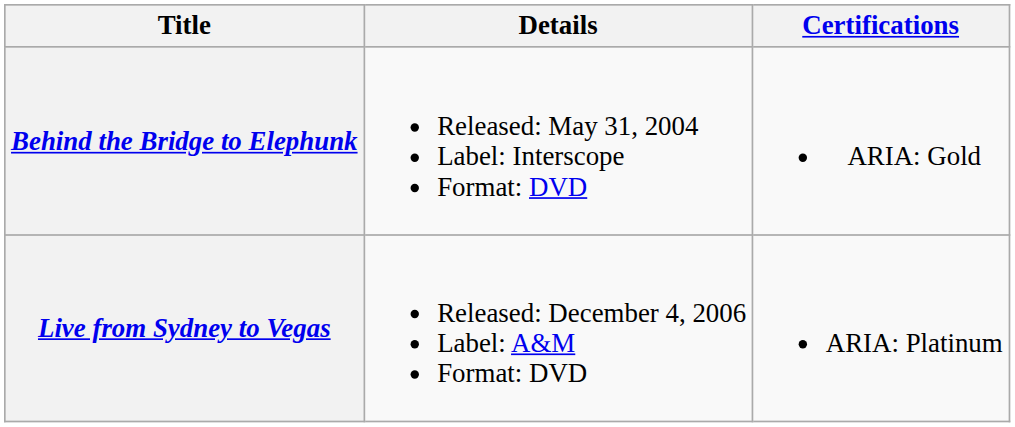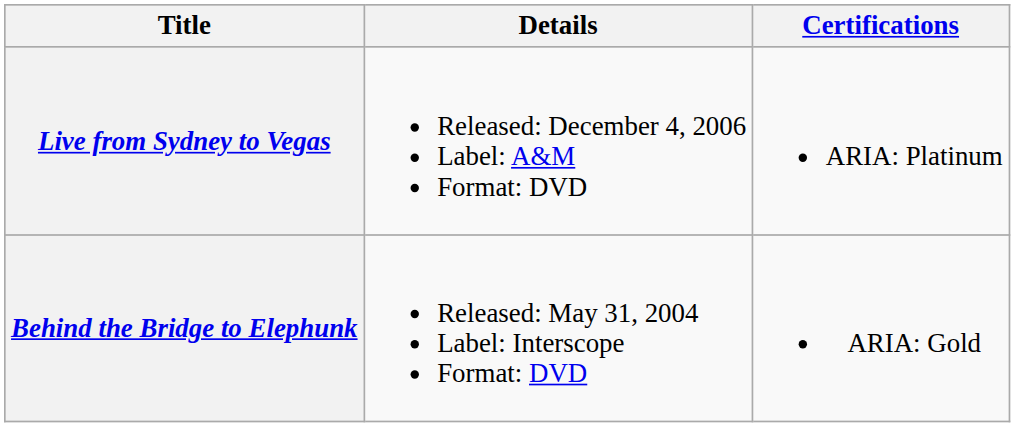rows swapped: (184, 140) <-> (184, 327)
